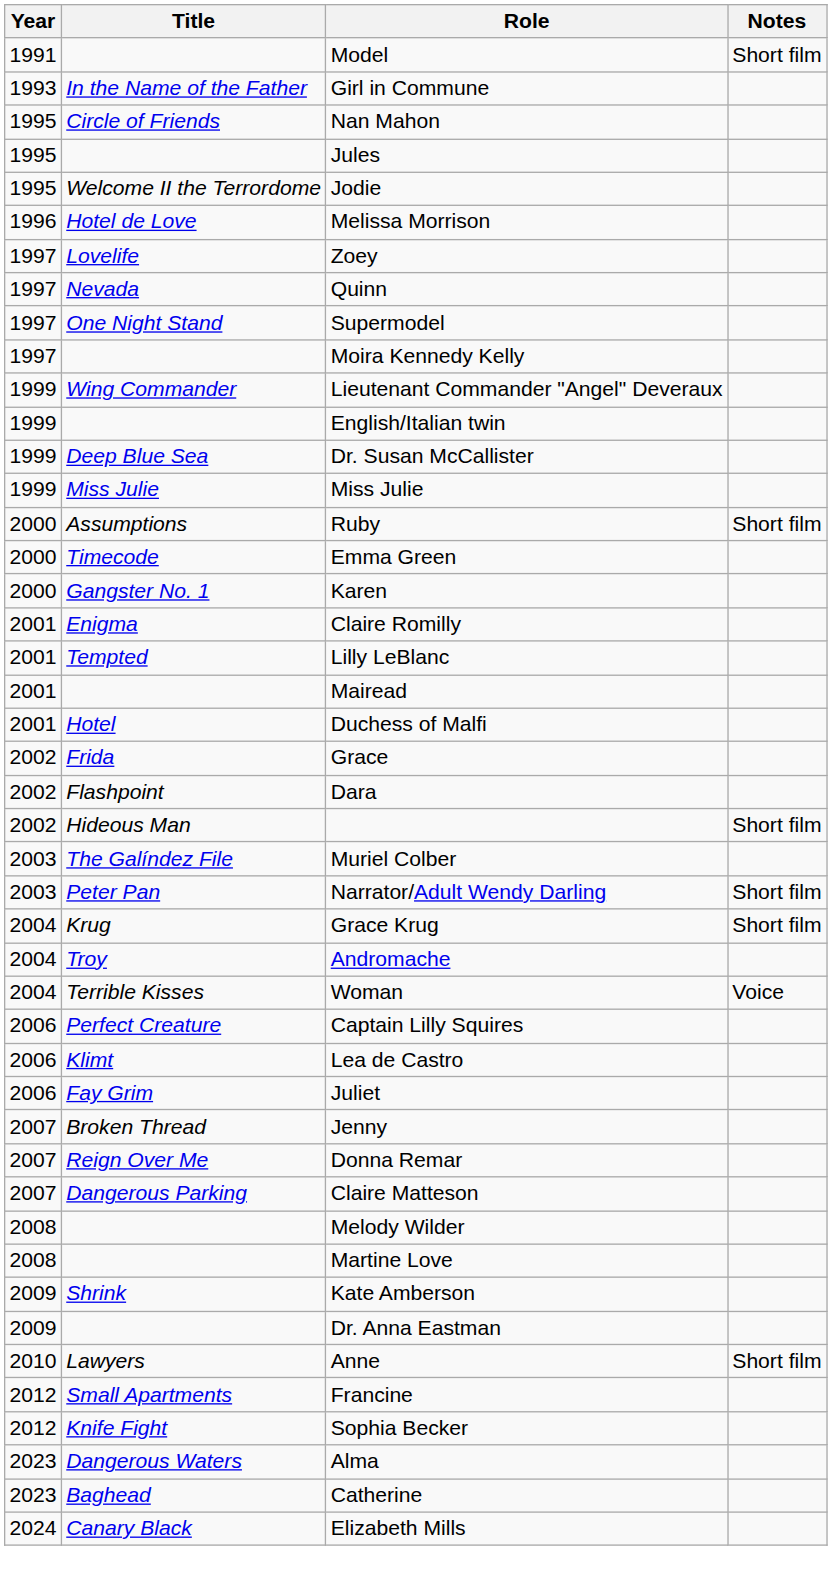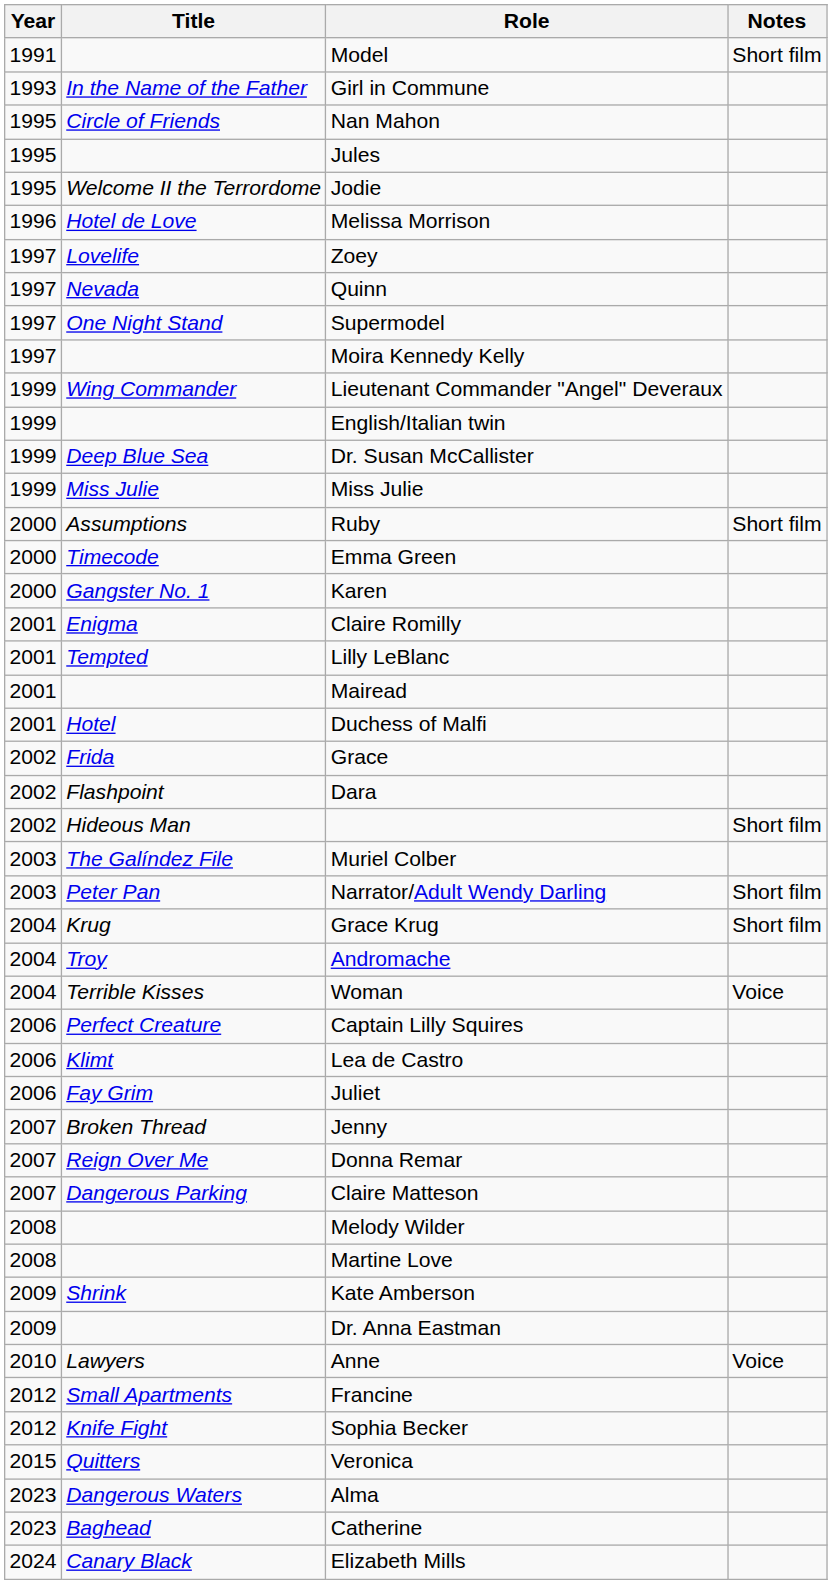(777, 1361) Short film -> (758, 1361) Voice
+ row: (372, 1461)
